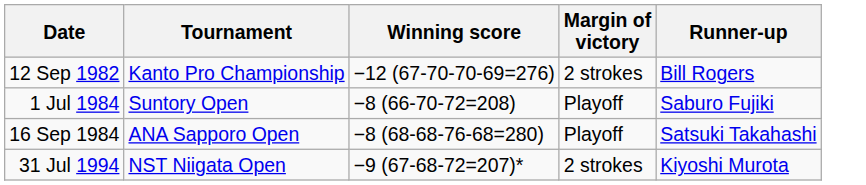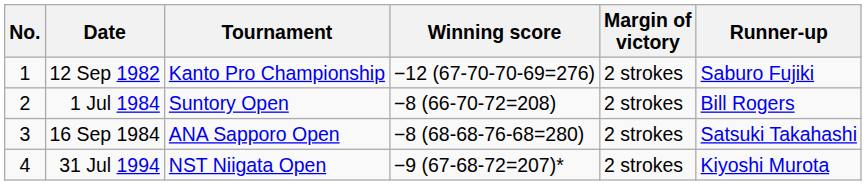+ column: (25, 31)
(707, 73) Bill Rogers -> (757, 73) Saburo Fujiki
(593, 104) Playoff -> (644, 104) 2 strokes
(717, 104) Saburo Fujiki -> (748, 104) Bill Rogers
(593, 134) Playoff -> (644, 134) 2 strokes
